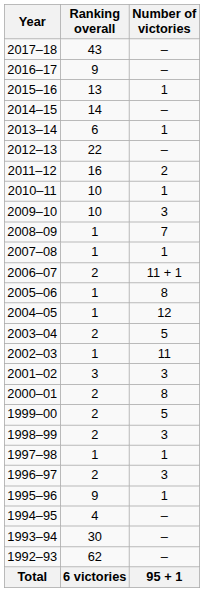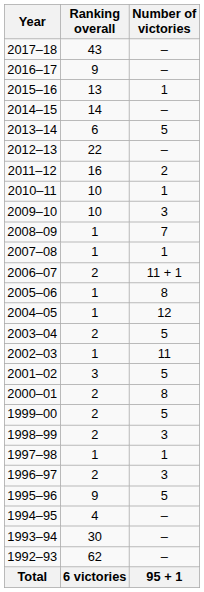(164, 130) 1 -> (164, 130) 5
(164, 374) 3 -> (164, 374) 5
(164, 495) 1 -> (164, 495) 5
